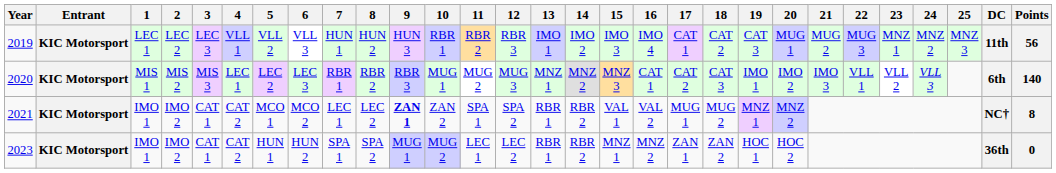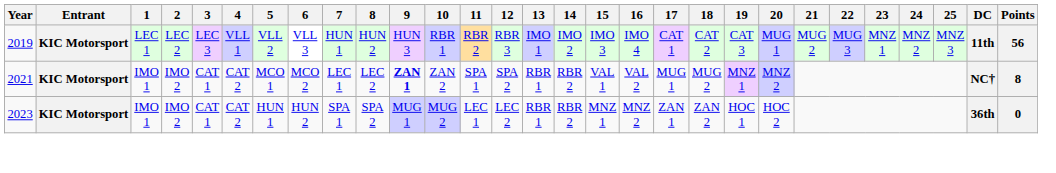- row: (20, 78)
